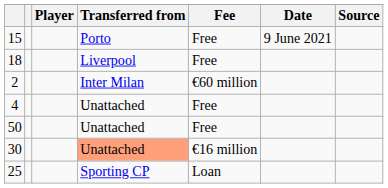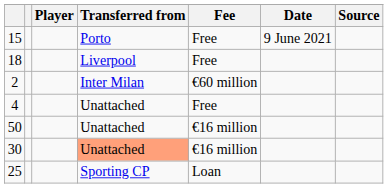(205, 127) Free -> (225, 127) €16 million
